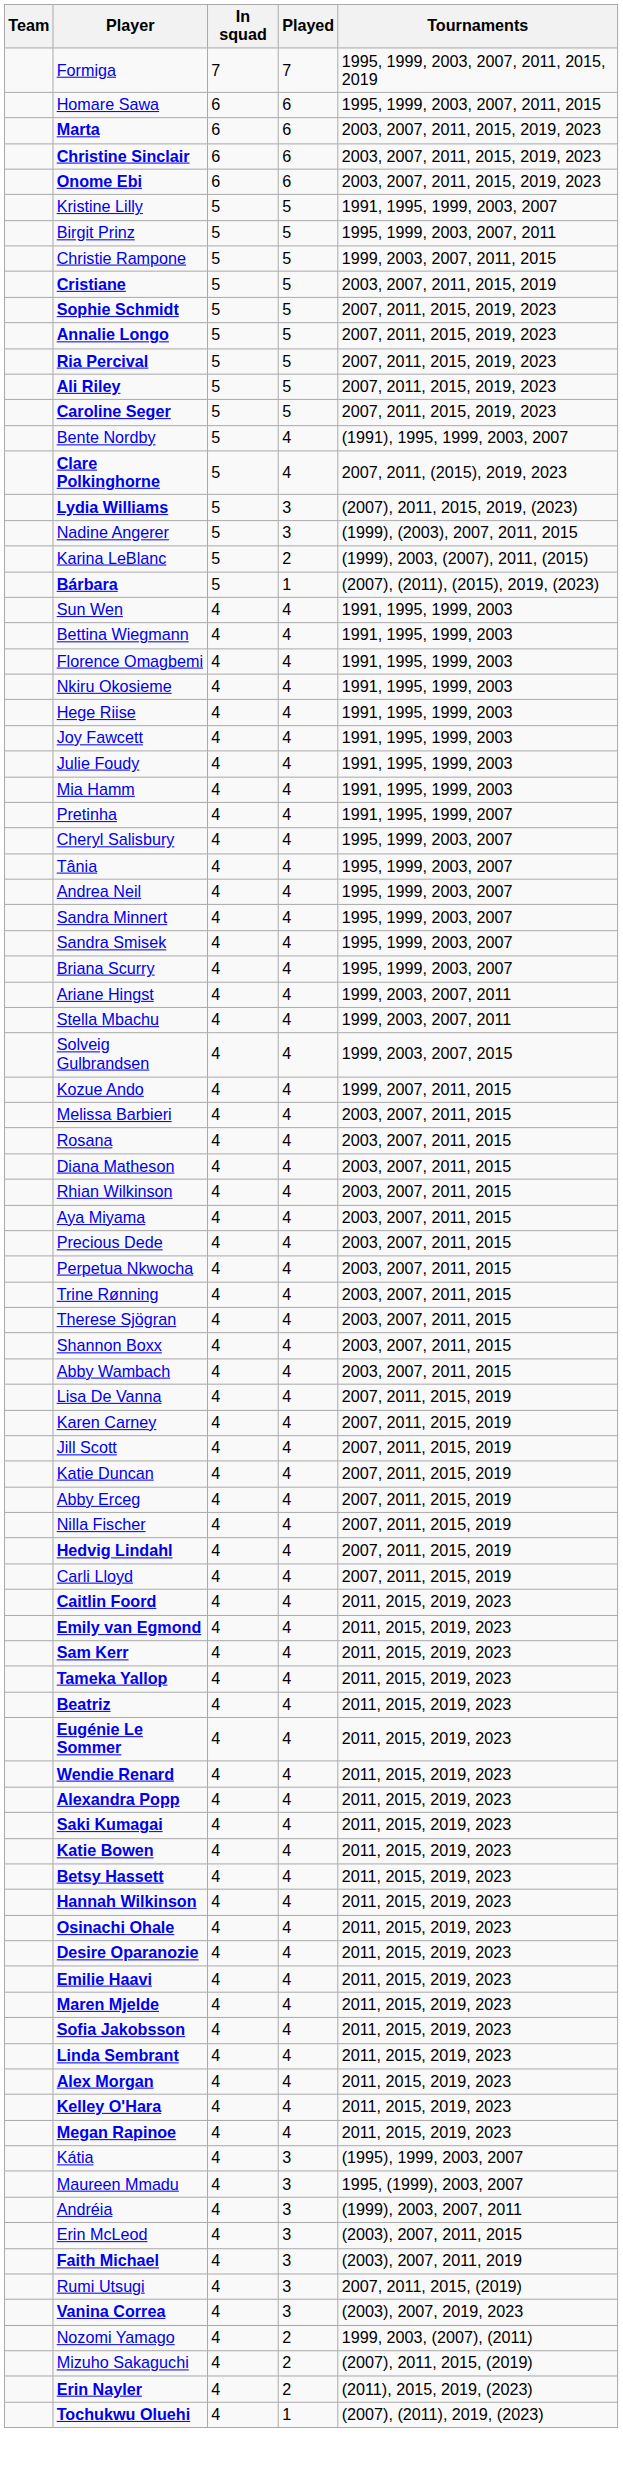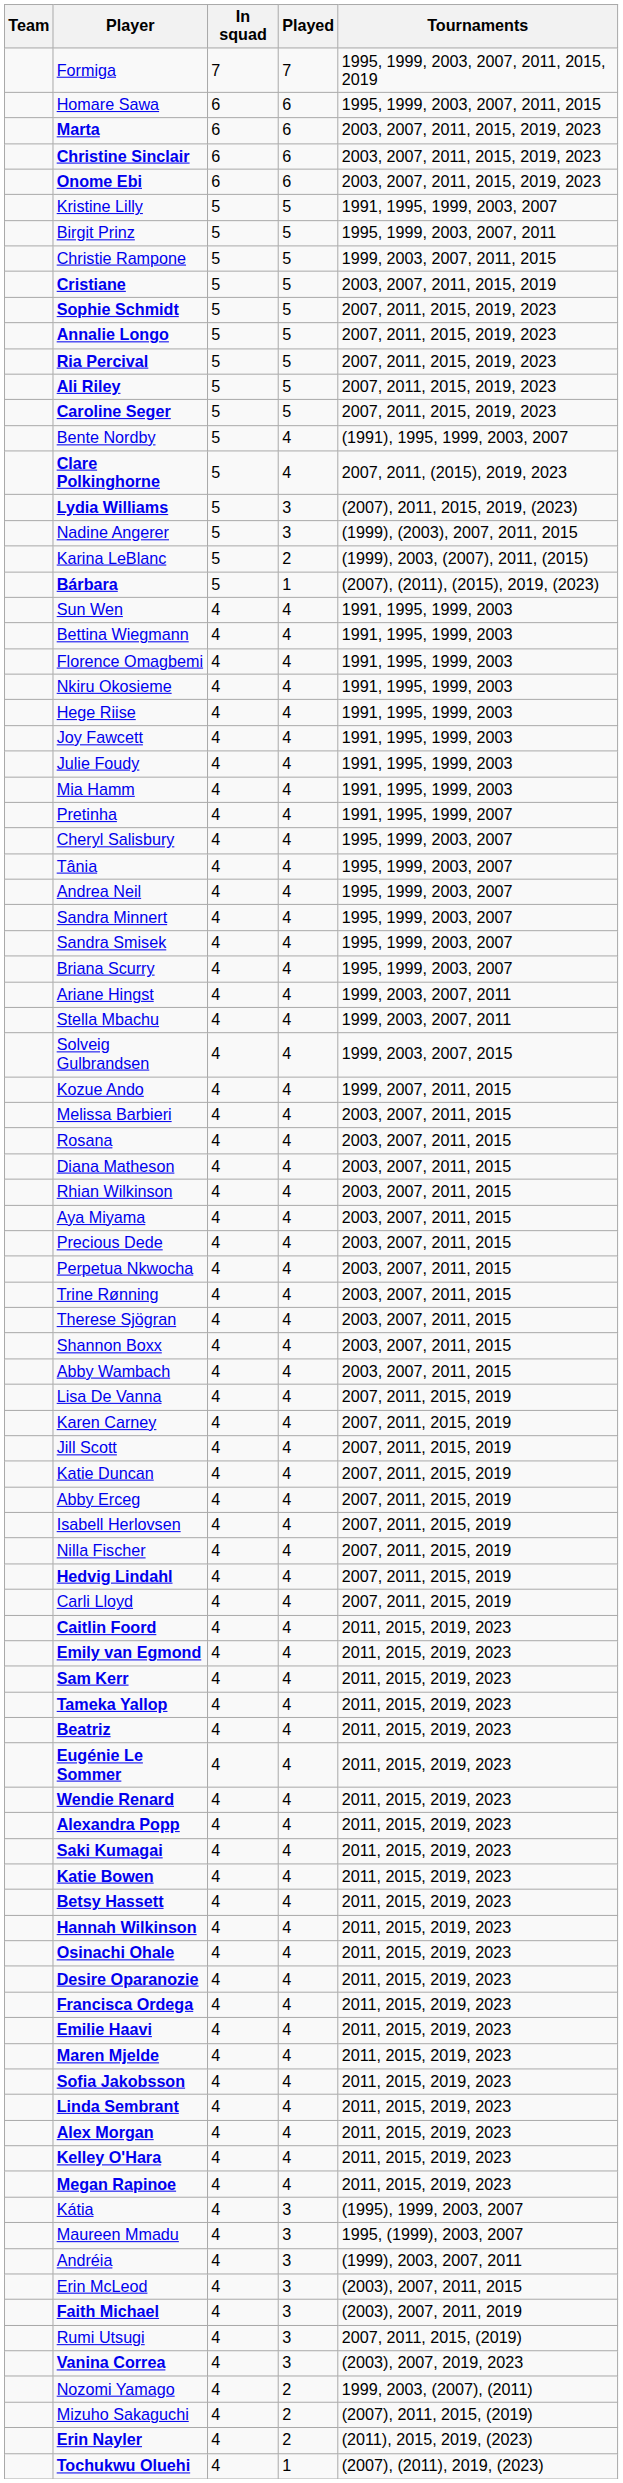+ row: (119, 1525)
+ row: (125, 2004)
